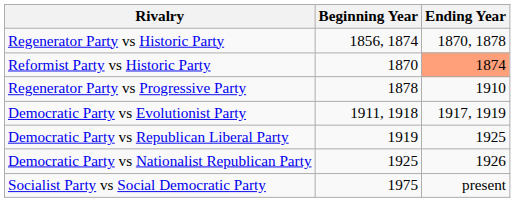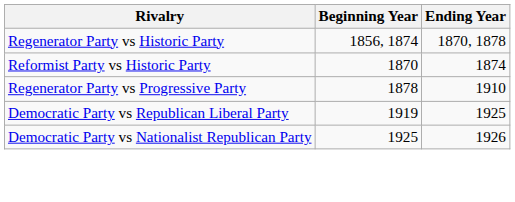(491, 64) lightsalmon background -> (491, 64) no background
- row: (127, 112)
- row: (137, 185)
